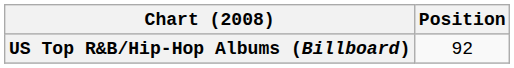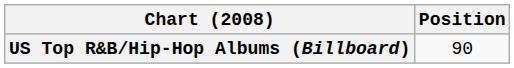(462, 49) 92 -> (462, 49) 90
